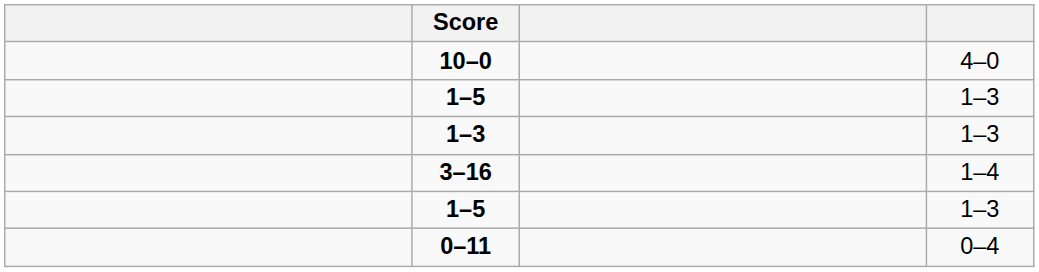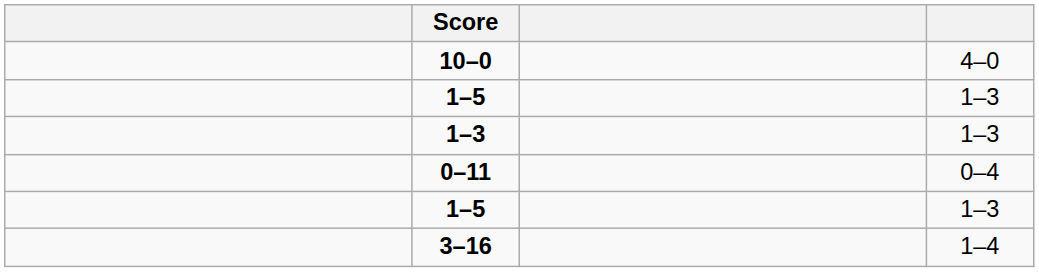rows swapped: (466, 246) <-> (466, 172)
